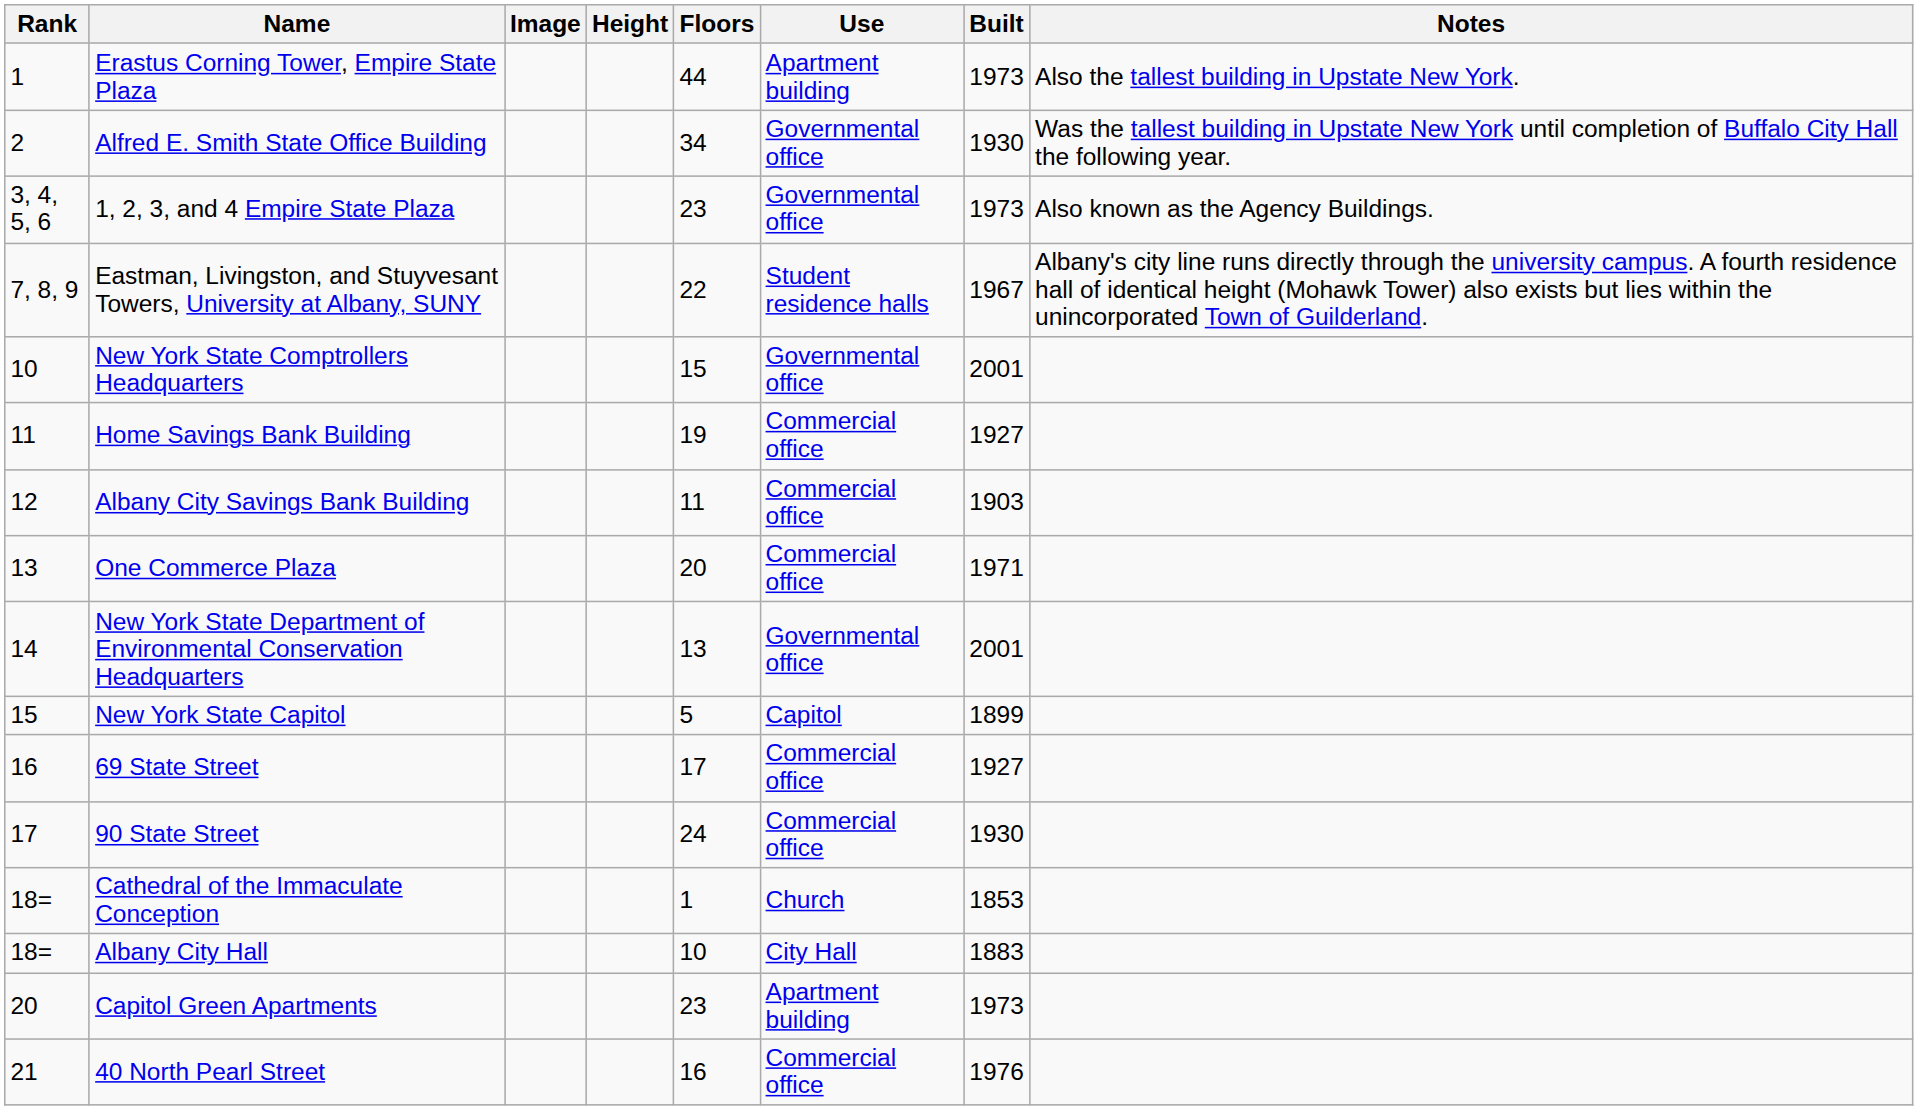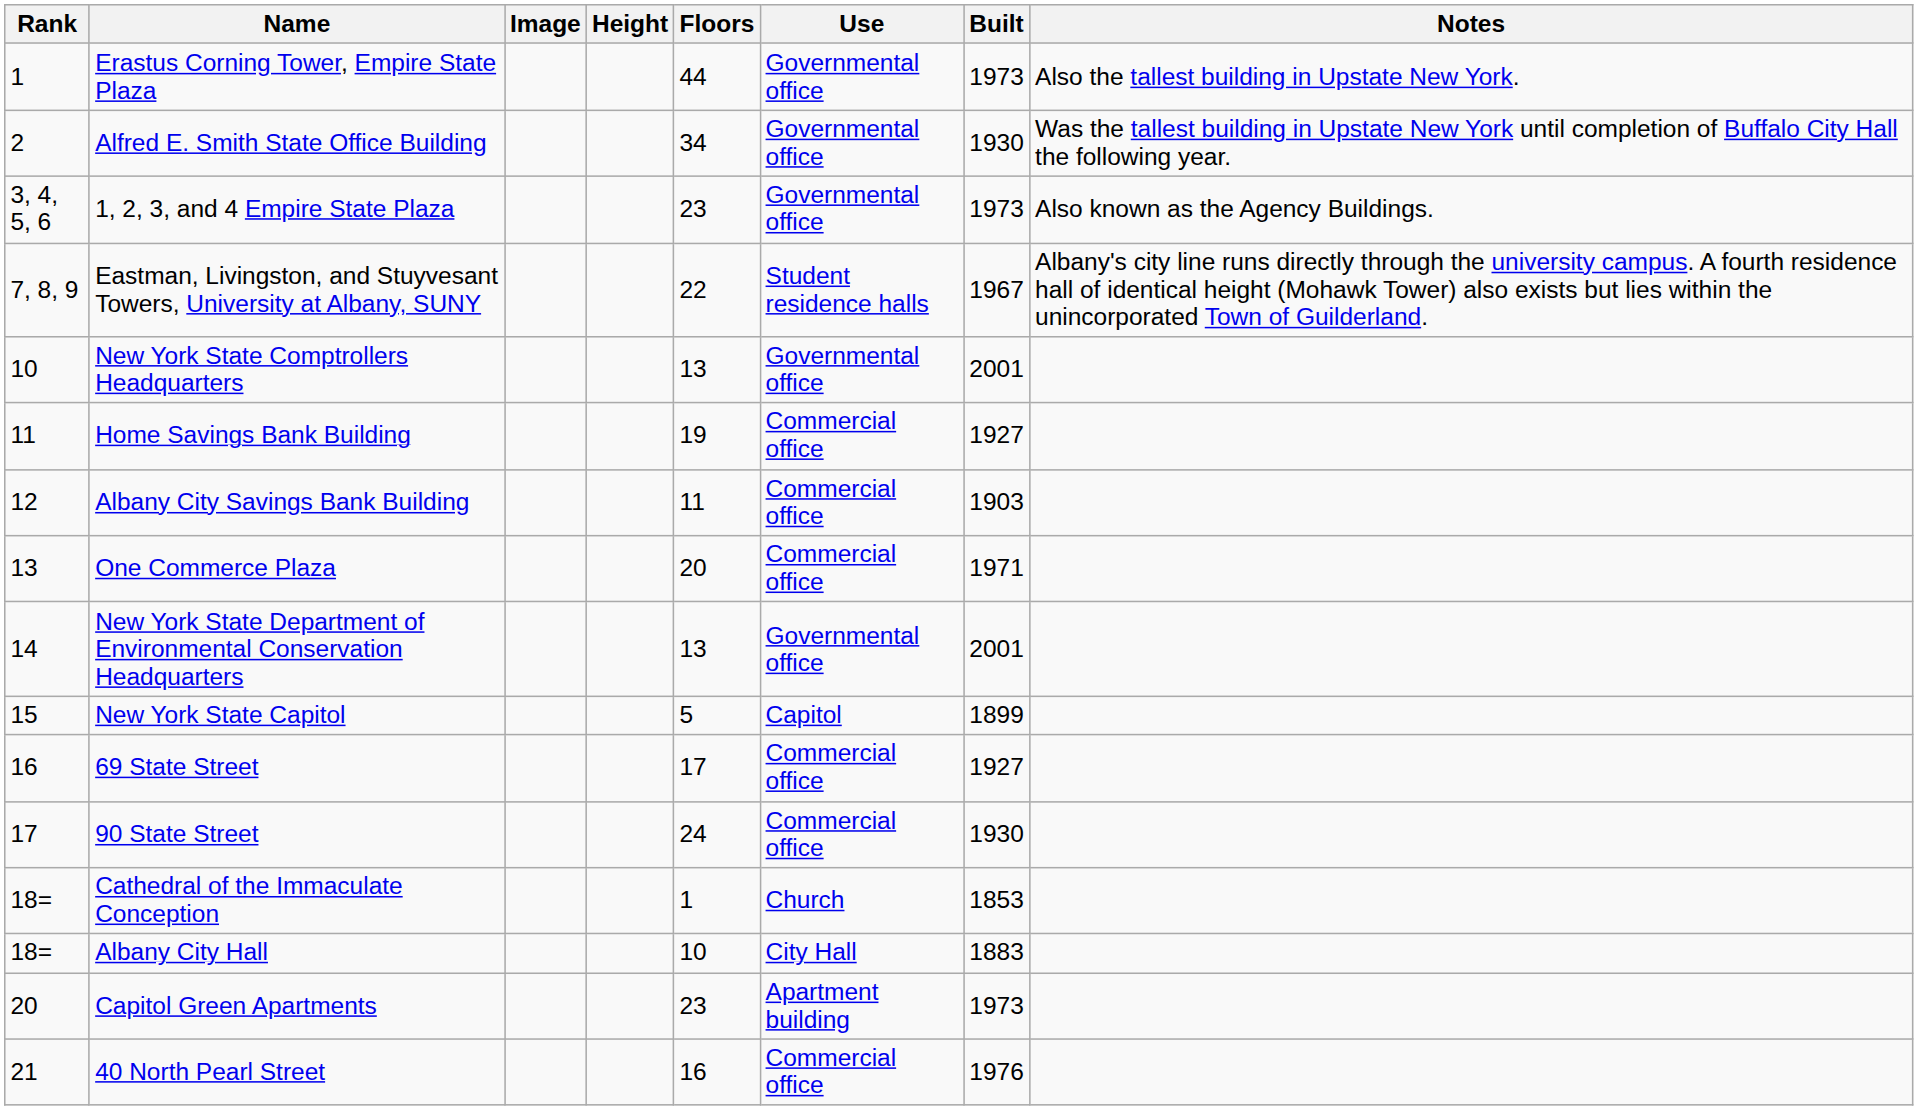(822, 76) Apartment building -> (842, 76) Governmental office
(693, 369) 15 -> (693, 369) 13
